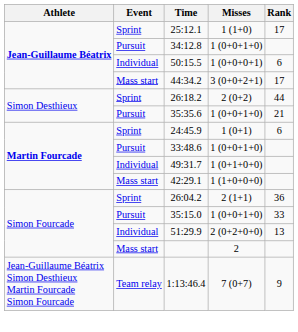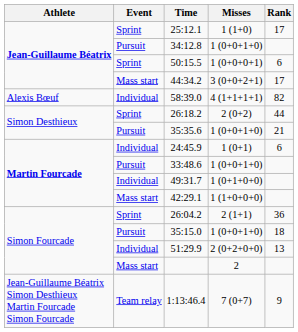(137, 63) Individual -> (129, 63) Sprint
+ row: (186, 97)
(129, 131) Sprint -> (137, 148) Individual
(279, 215) 33 -> (279, 232) 18
